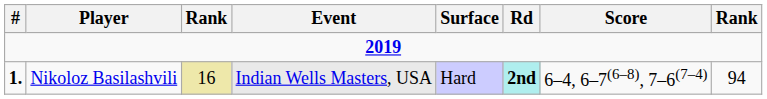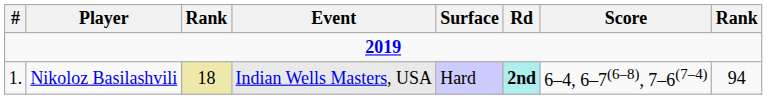(15, 77) bold -> (15, 77) normal
(206, 77) 16 -> (206, 77) 18
